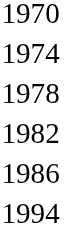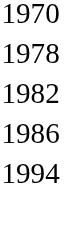- row: (31, 53)
